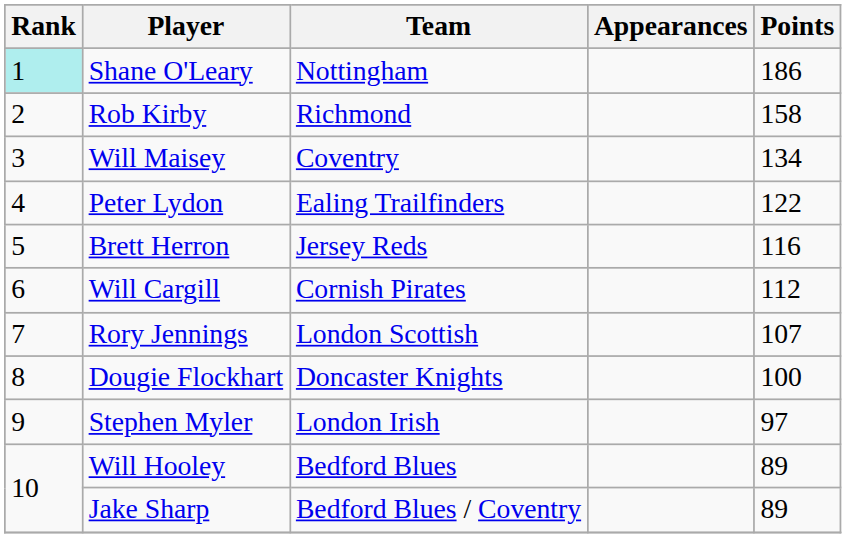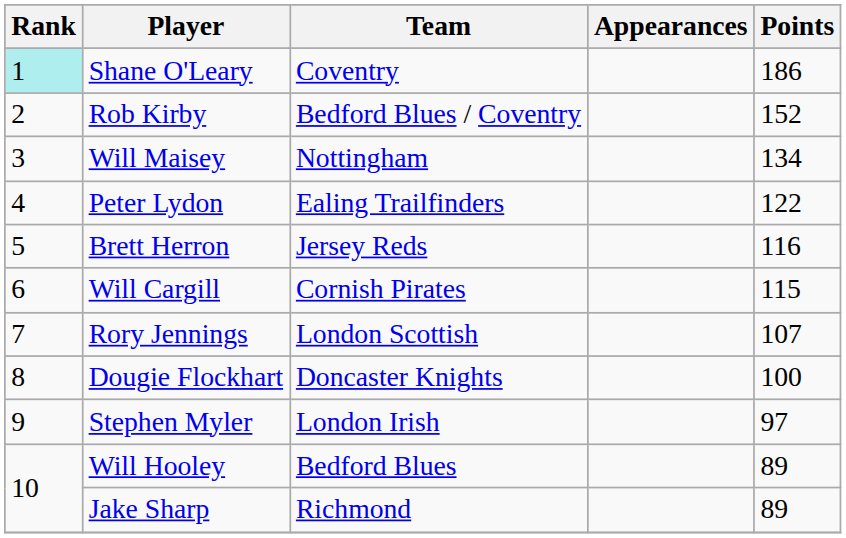(362, 70) Nottingham -> (347, 70) Coventry
(354, 114) Richmond -> (439, 114) Bedford Blues / Coventry
(781, 114) 158 -> (781, 114) 152
(347, 158) Coventry -> (362, 158) Nottingham
(781, 289) 112 -> (781, 289) 115
(439, 509) Bedford Blues / Coventry -> (354, 509) Richmond
